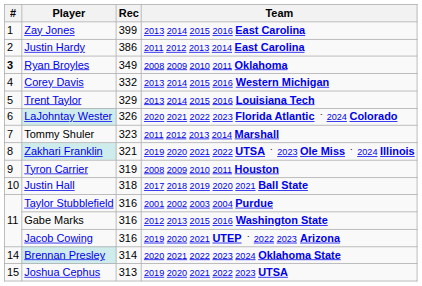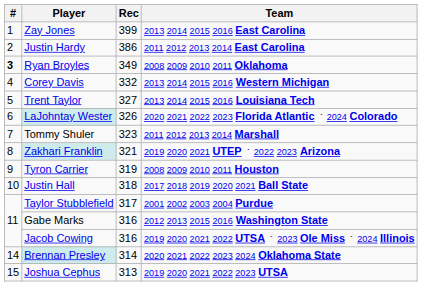(128, 100) 329 -> (128, 100) 327
(279, 152) 2019 2020 2021 2022 UTSA ᛫ 2023 Ole Miss ᛫ 2024 Illinois -> (242, 152) 2019 2020 2021 UTEP ᛫ 2022 2023 Arizona
(128, 204) 316 -> (128, 204) 317
(242, 238) 2019 2020 2021 UTEP ᛫ 2022 2023 Arizona -> (279, 238) 2019 2020 2021 2022 UTSA ᛫ 2023 Ole Miss ᛫ 2024 Illinois
